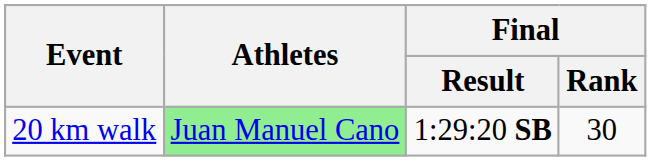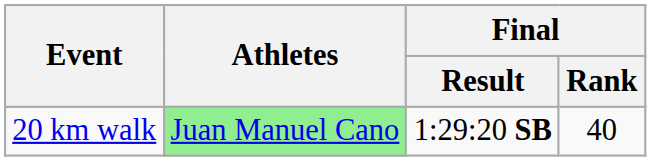(602, 130) 30 -> (602, 130) 40
